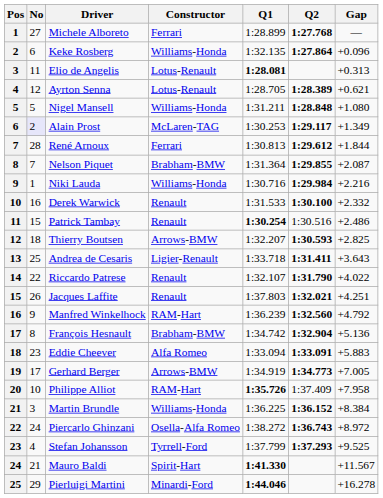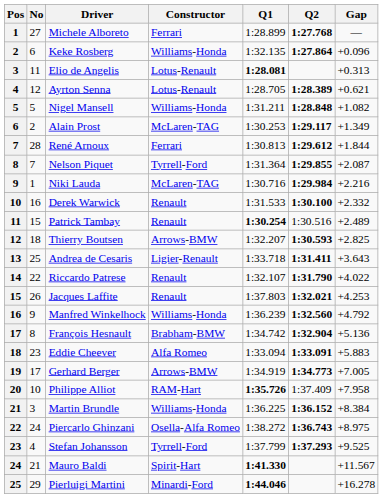(353, 108) +1.080 -> (353, 108) +1.082
(32, 126) lavender background -> (32, 126) no background
(188, 164) Brabham-BMW -> (179, 164) Tyrrell-Ford
(189, 183) Williams-Honda -> (185, 183) McLaren-TAG
(353, 220) +2.486 -> (353, 220) +2.489
(353, 296) +4.251 -> (353, 296) +4.253
(176, 314) RAM-Hart -> (189, 314) Williams-Honda
(353, 427) +8.972 -> (353, 427) +8.975
